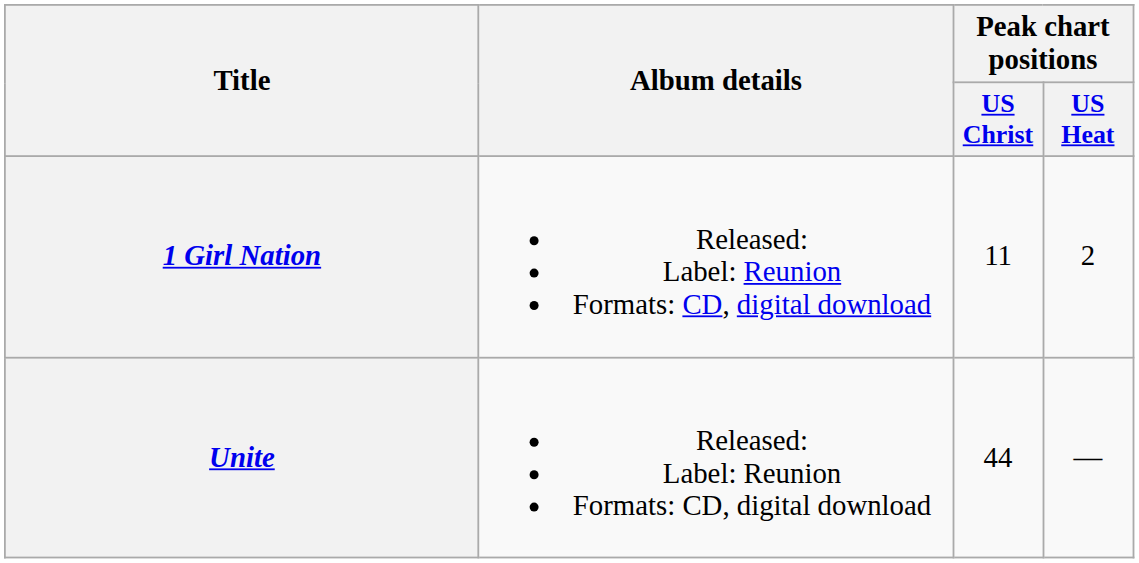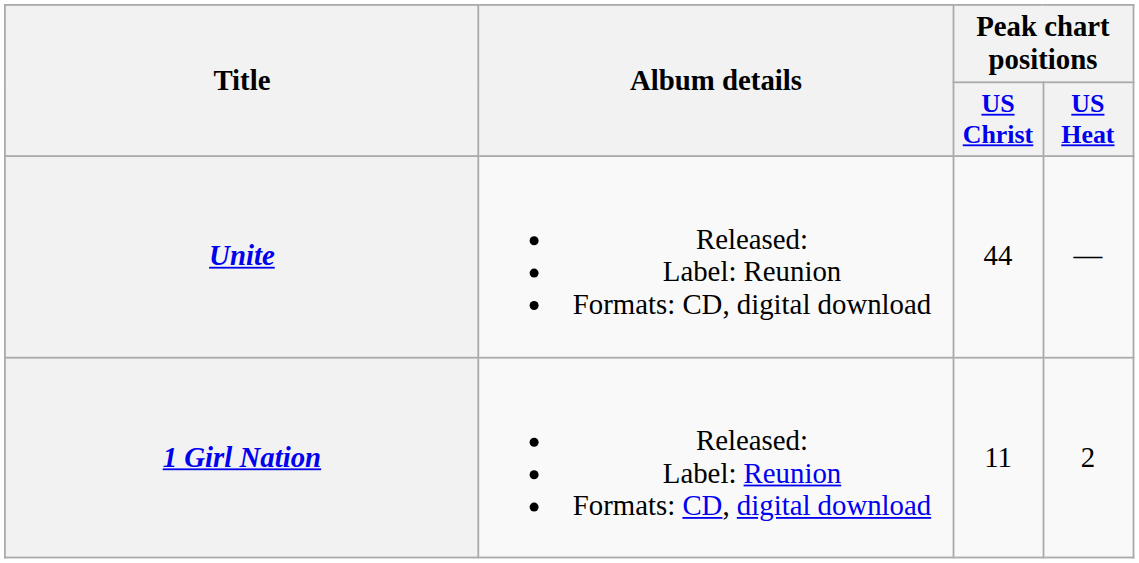rows swapped: (242, 256) <-> (242, 456)
